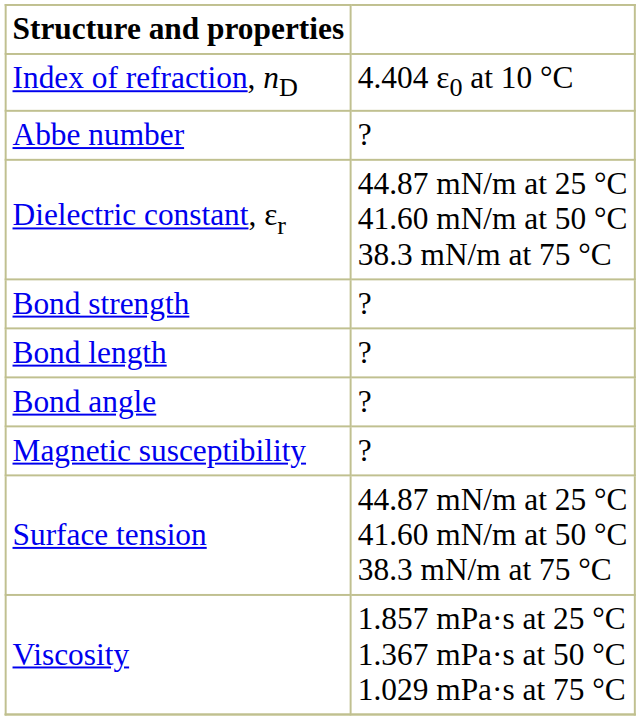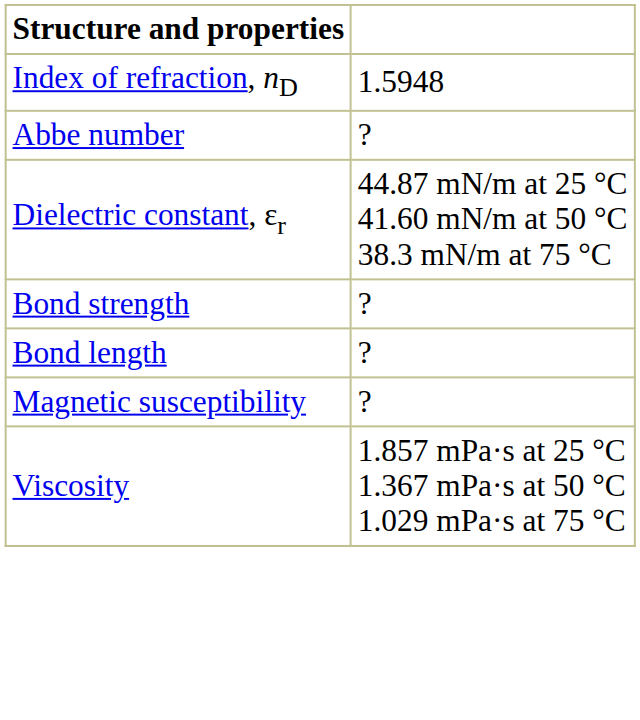(466, 82) 4.404 ε0 at 10 °C -> (401, 82) 1.5948
- row: (84, 401)
- row: (110, 535)
